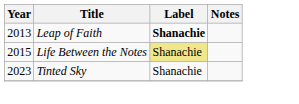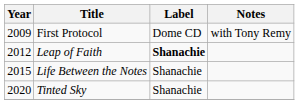+ row: (70, 33)
(19, 33) 2013 -> (19, 52) 2012
(177, 52) khaki background -> (177, 71) no background
(19, 71) 2023 -> (19, 90) 2020
